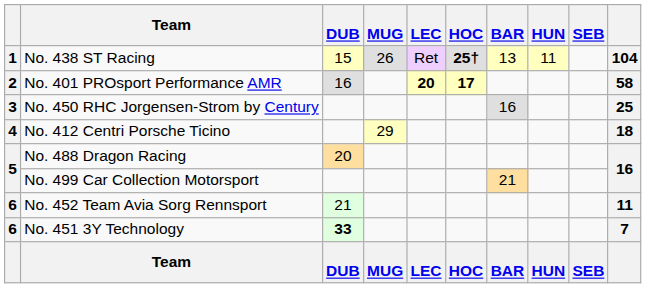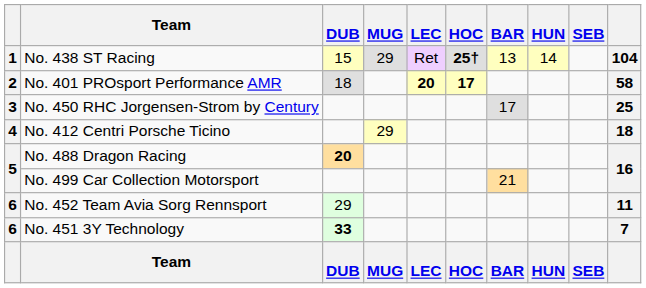(385, 58) 26 -> (385, 58) 29
(548, 58) 11 -> (548, 58) 14
(343, 82) 16 -> (343, 82) 18
(507, 107) 16 -> (507, 107) 17
(343, 156) normal -> (343, 156) bold
(343, 205) 21 -> (343, 205) 29
